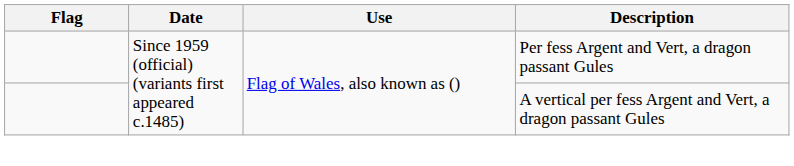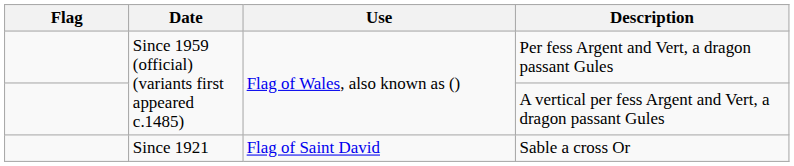+ row: (575, 148)
